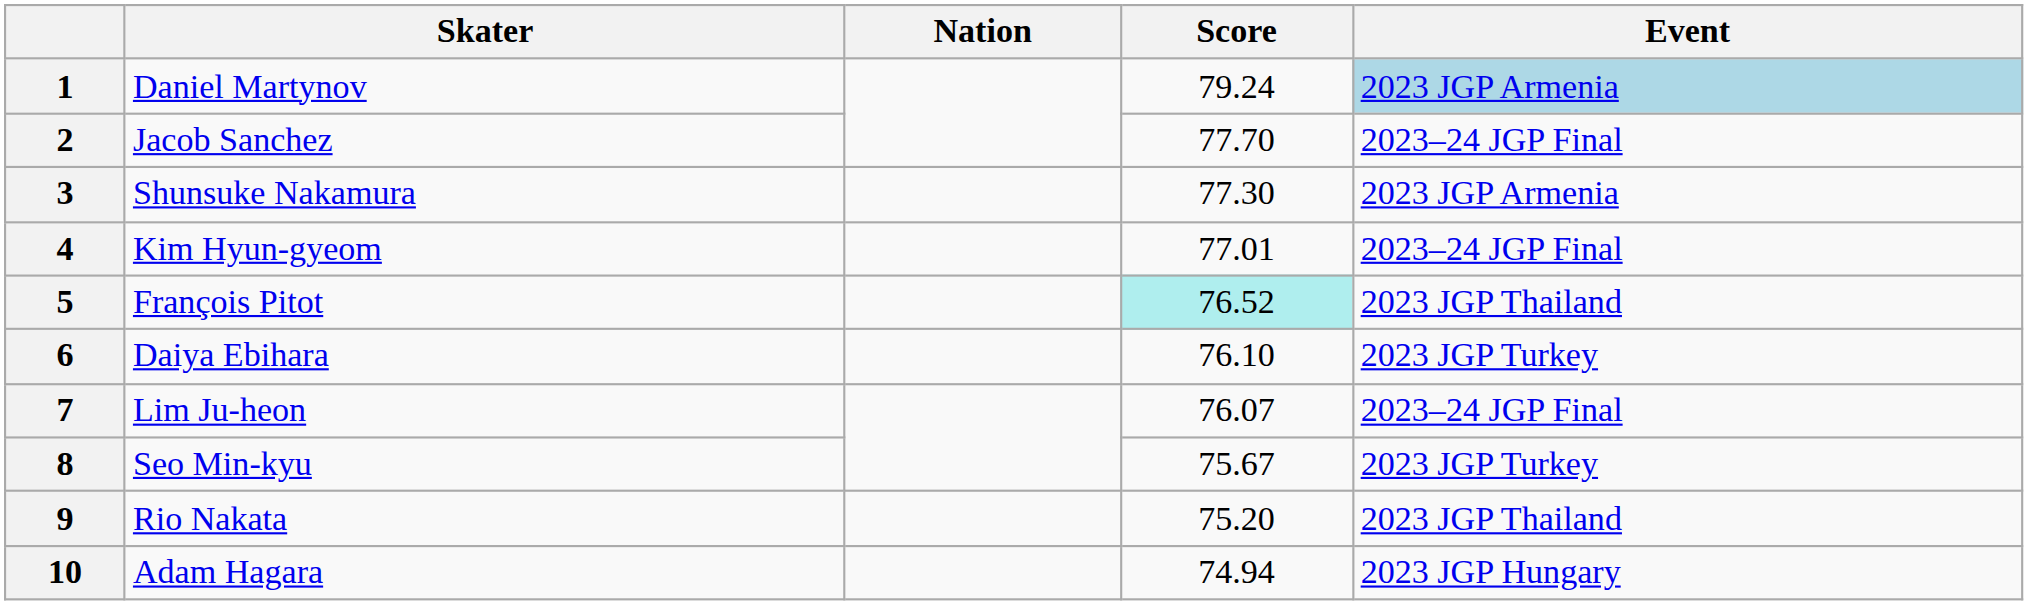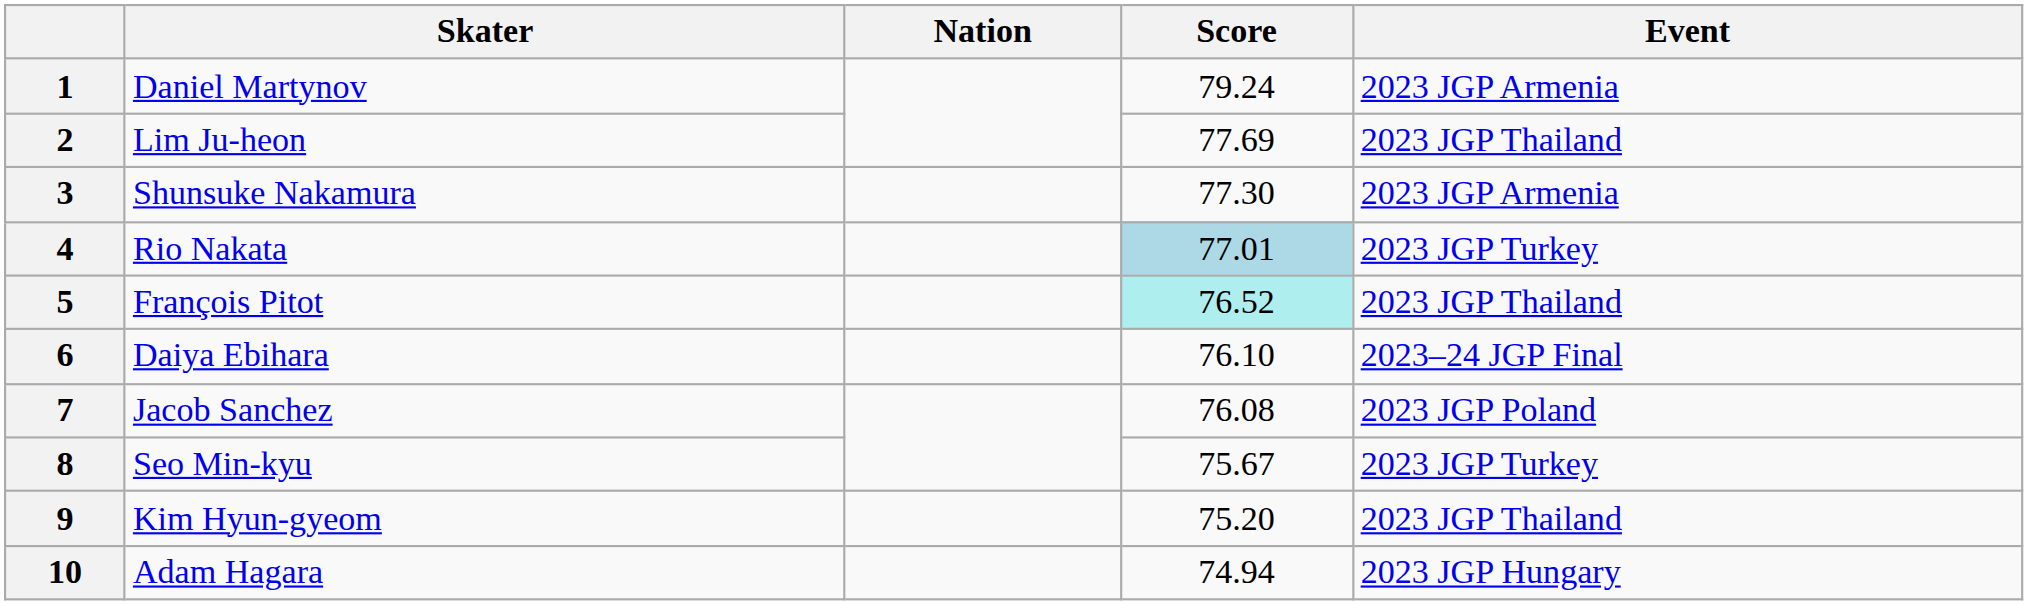(1490, 85) lightblue background -> (1490, 85) no background
(233, 139) Jacob Sanchez -> (220, 139) Lim Ju-heon
(1237, 139) 77.70 -> (1237, 139) 77.69
(1492, 139) 2023–24 JGP Final -> (1491, 139) 2023 JGP Thailand
(257, 247) Kim Hyun-gyeom -> (210, 247) Rio Nakata
(1237, 247) no background -> (1237, 247) lightblue background
(1492, 247) 2023–24 JGP Final -> (1479, 247) 2023 JGP Turkey
(1479, 355) 2023 JGP Turkey -> (1492, 355) 2023–24 JGP Final
(220, 409) Lim Ju-heon -> (233, 409) Jacob Sanchez
(1237, 409) 76.07 -> (1237, 409) 76.08
(1492, 409) 2023–24 JGP Final -> (1478, 409) 2023 JGP Poland
(210, 517) Rio Nakata -> (257, 517) Kim Hyun-gyeom
